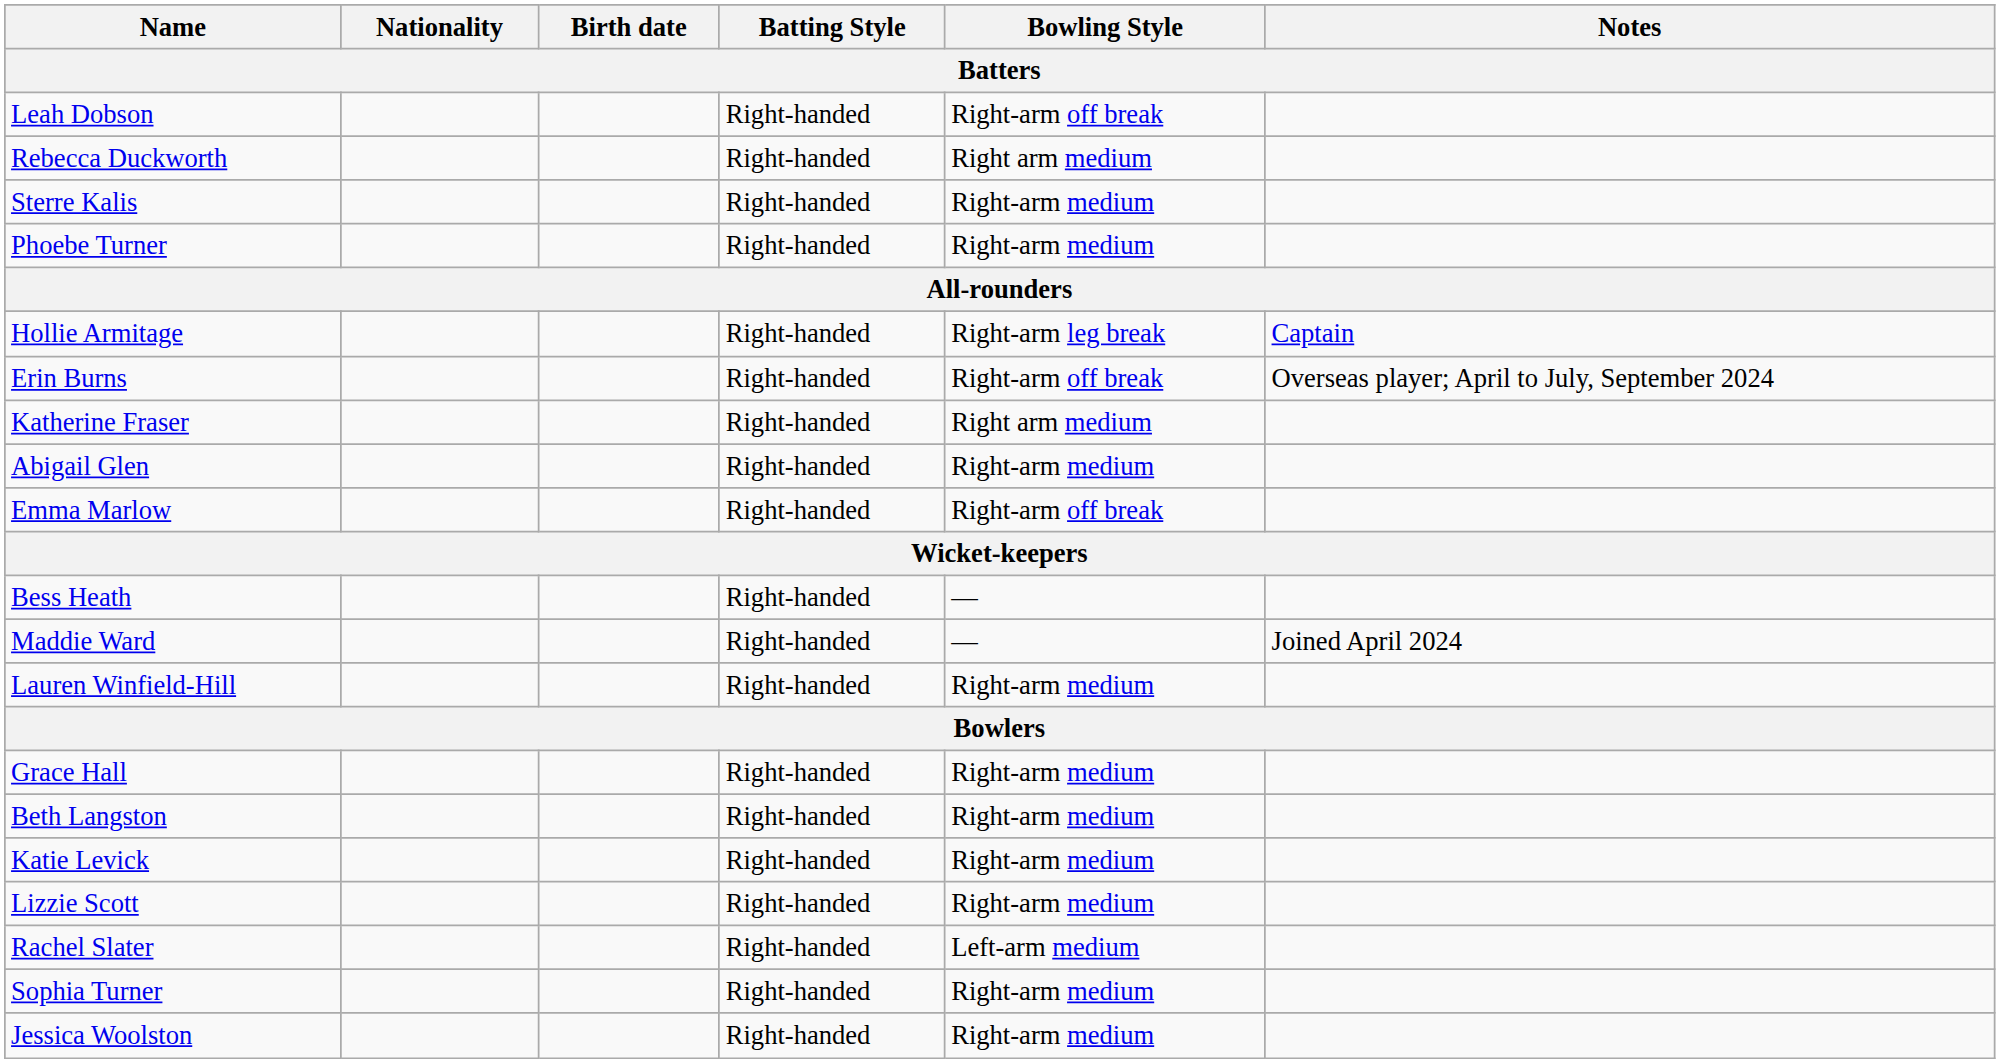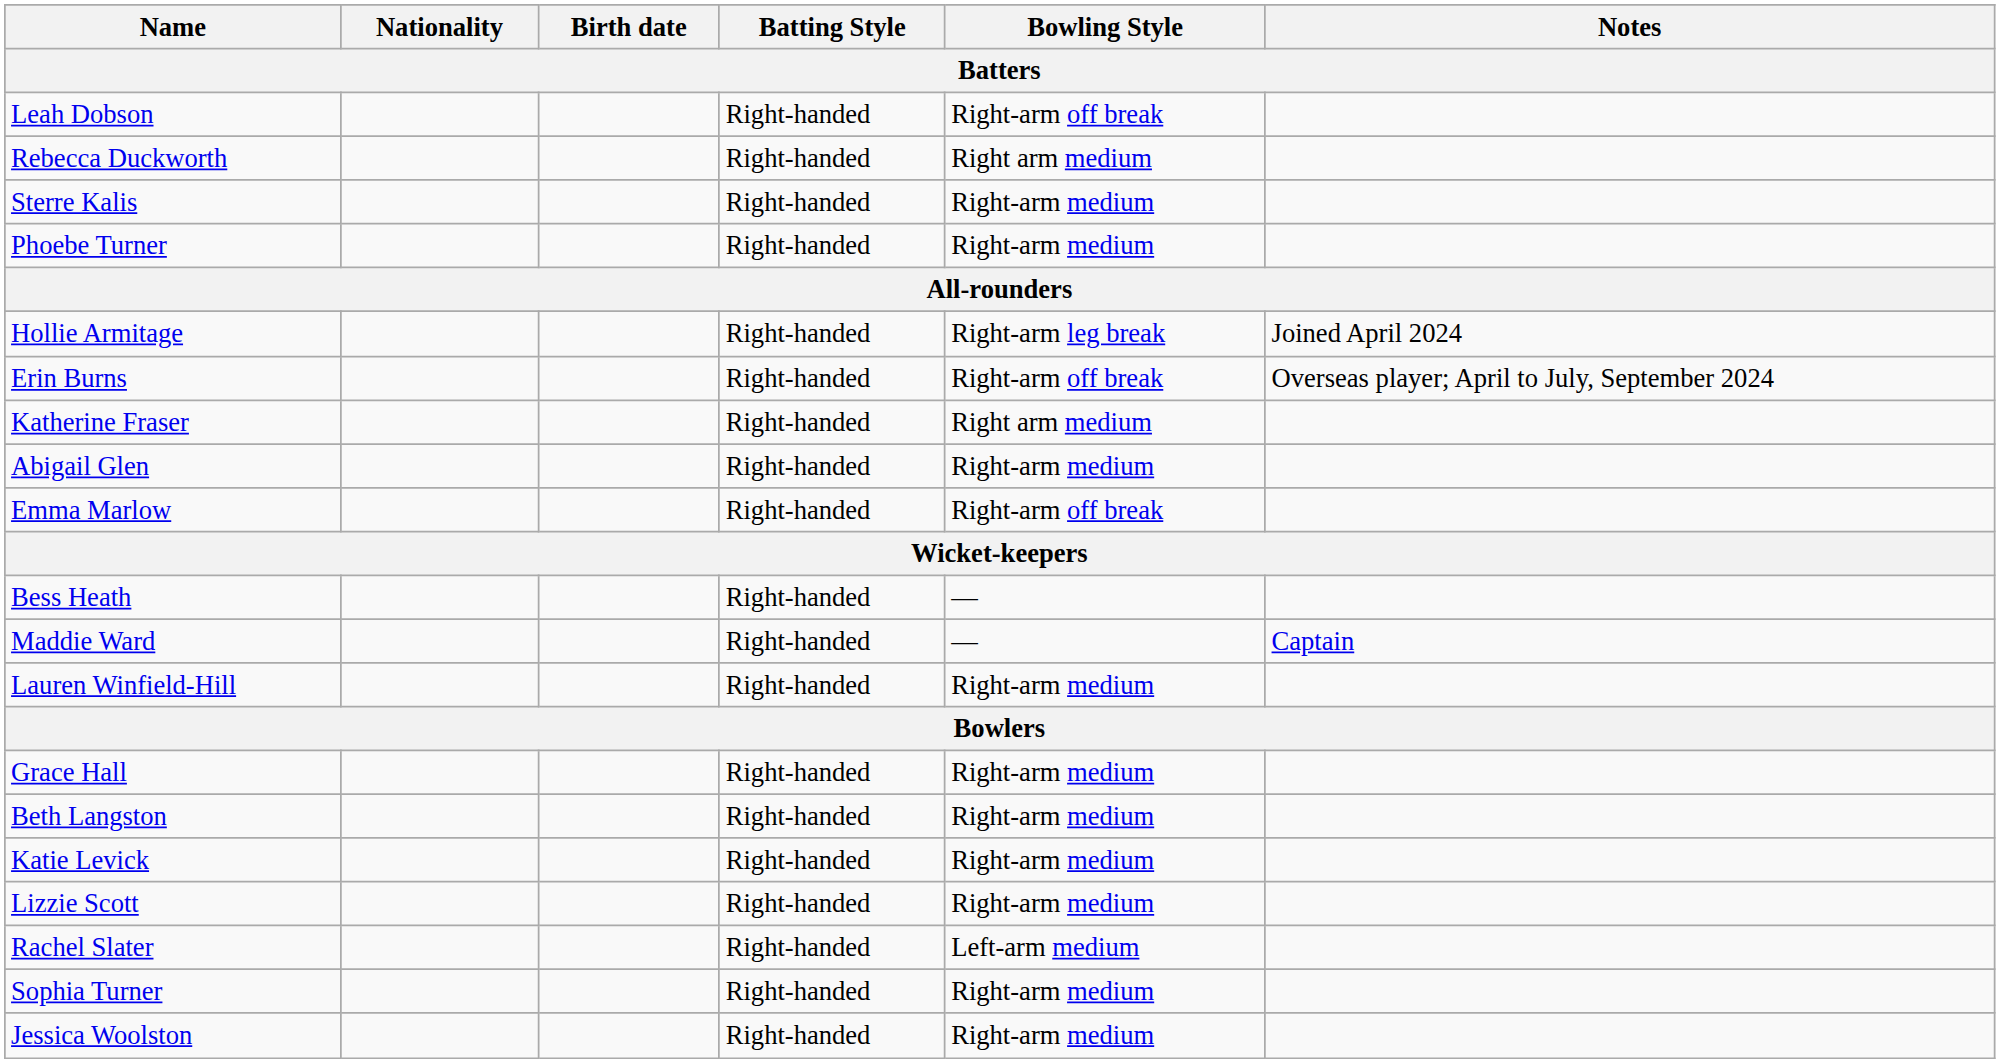(1313, 333) Captain -> (1367, 333) Joined April 2024
(1367, 640) Joined April 2024 -> (1313, 640) Captain
